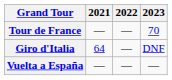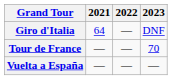rows swapped: (45, 48) <-> (45, 30)
